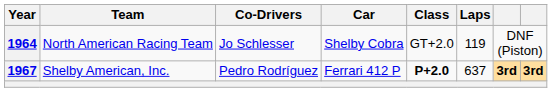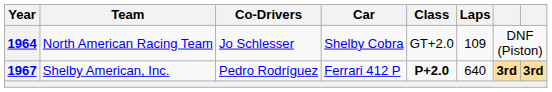(475, 43) 119 -> (475, 43) 109
(475, 71) 637 -> (475, 71) 640
